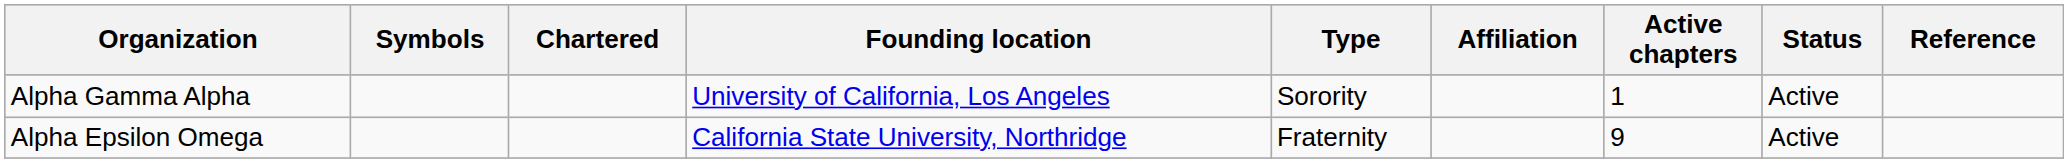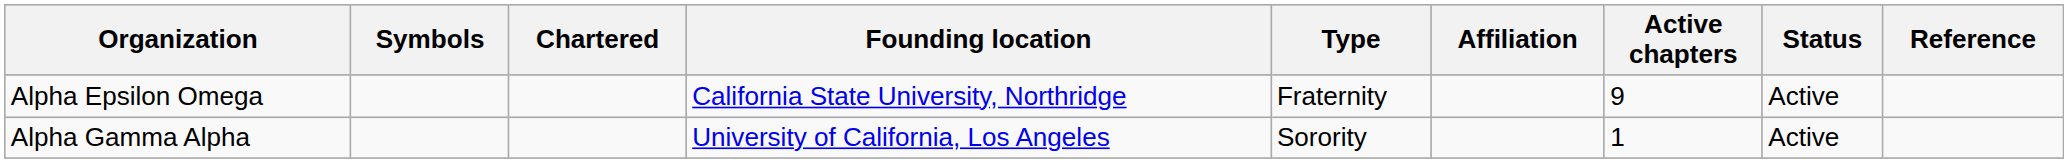rows swapped: (137, 137) <-> (130, 95)
